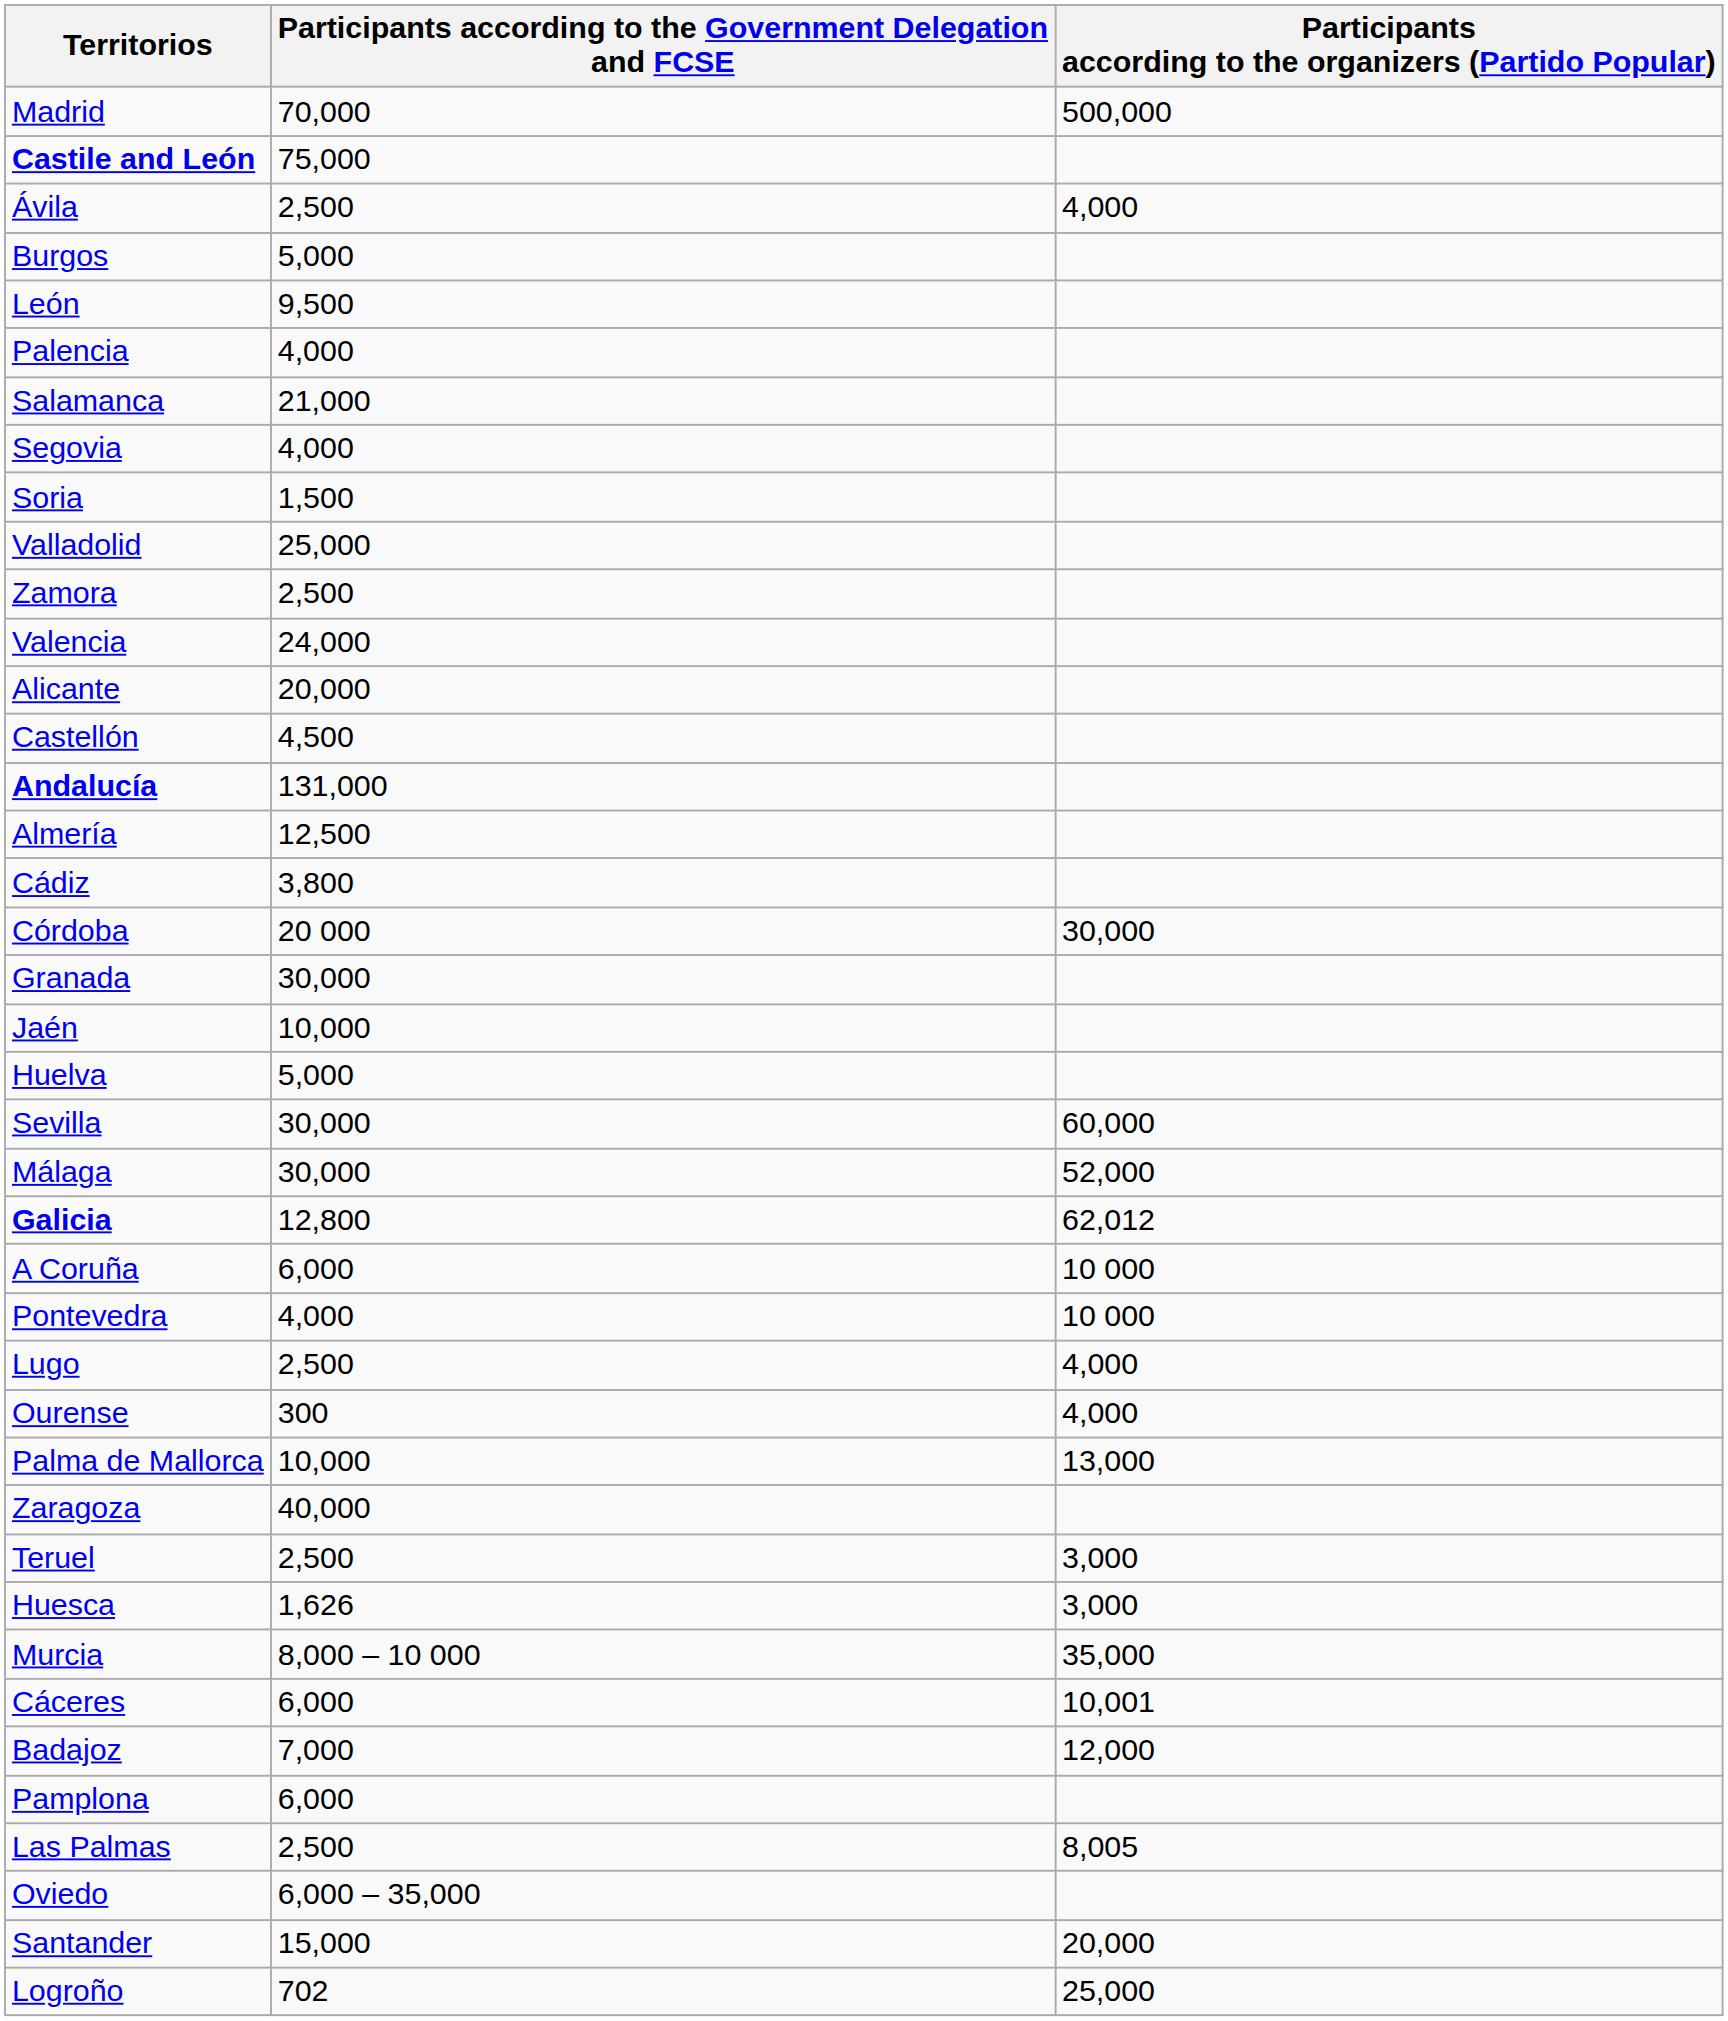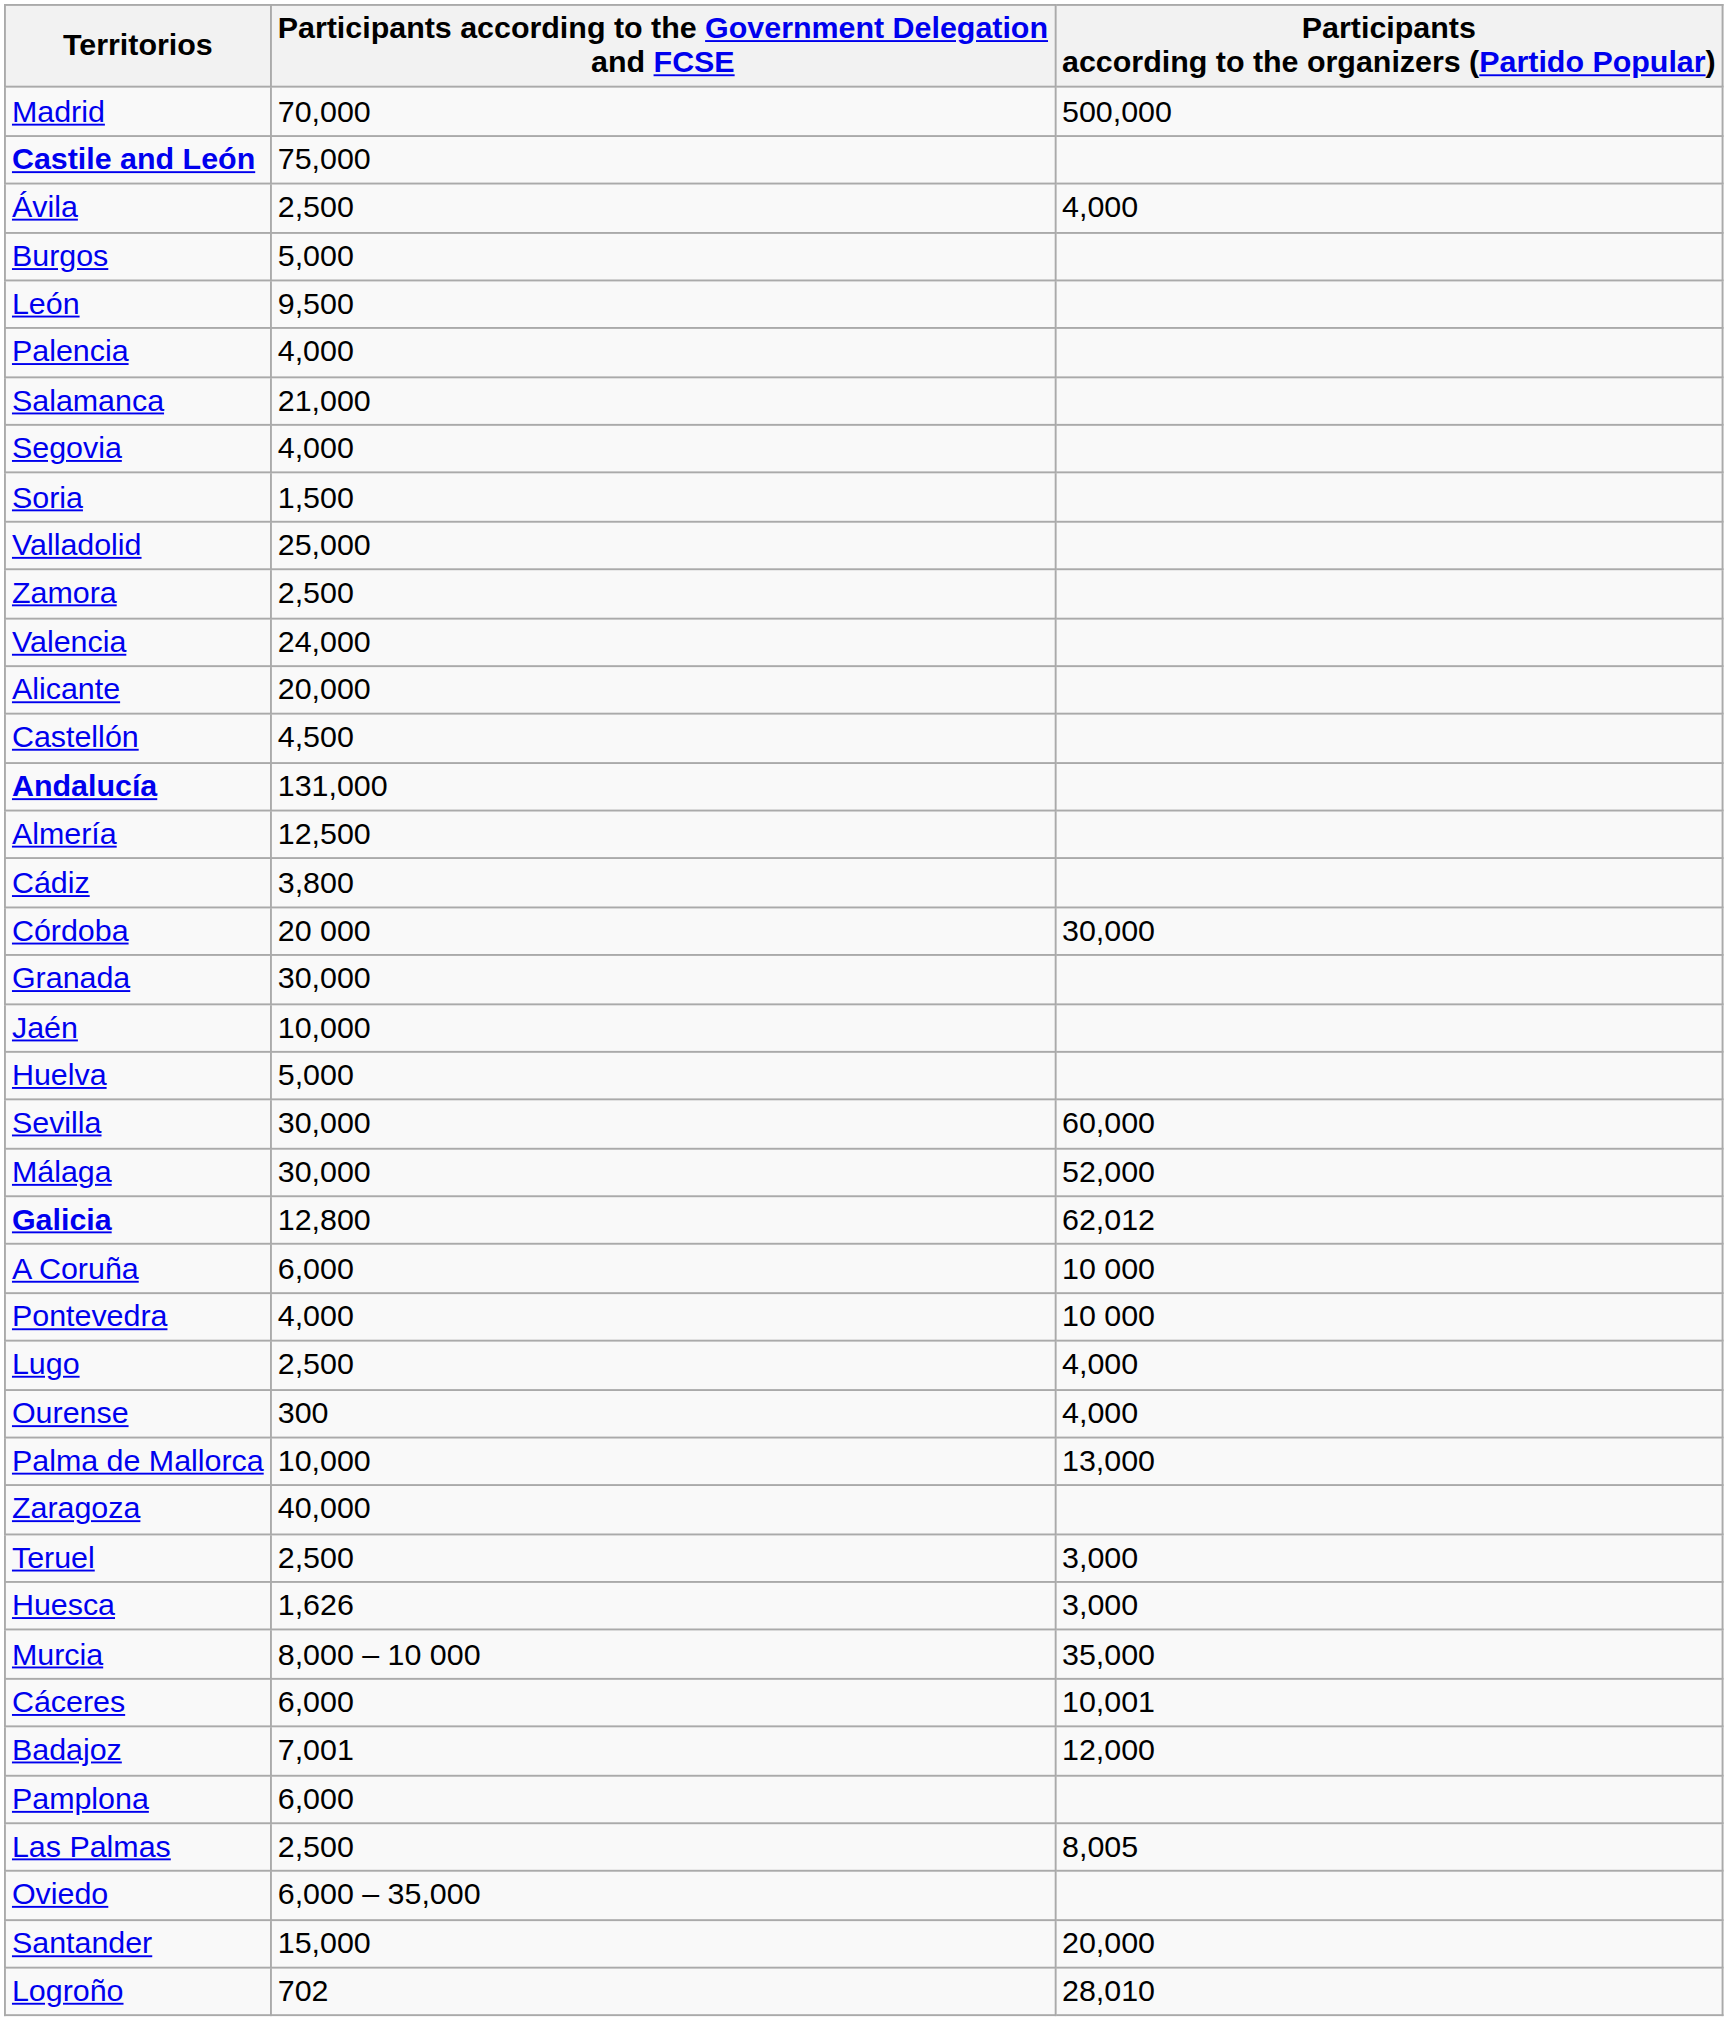(316, 1750) 7,000 -> (316, 1750) 7,001
(1109, 1991) 25,000 -> (1109, 1991) 28,010
